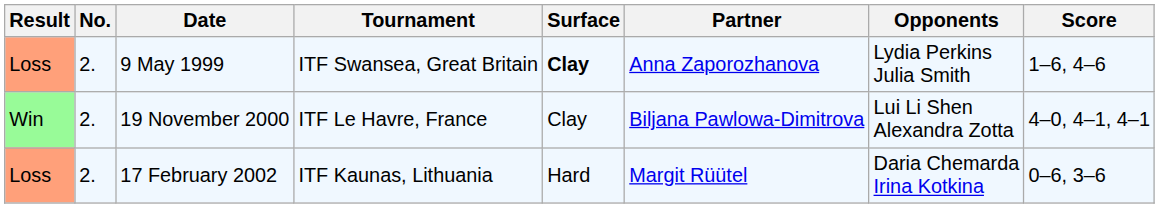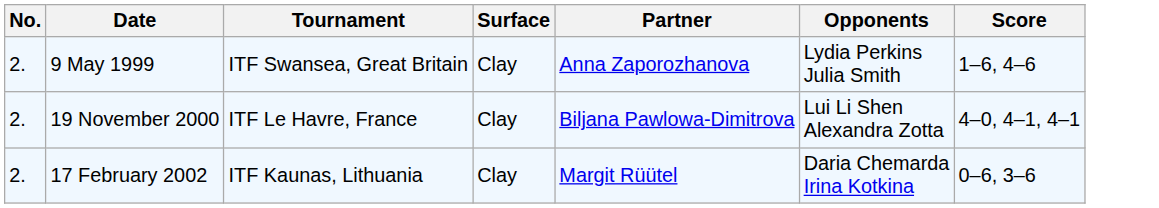- column: (40, 20)
(568, 63) bold -> (497, 63) normal
(569, 174) Hard -> (497, 174) Clay
